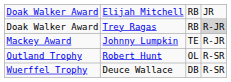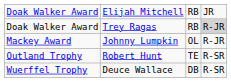(193, 41) TE -> (193, 41) OL
(193, 56) OL -> (193, 56) TE
